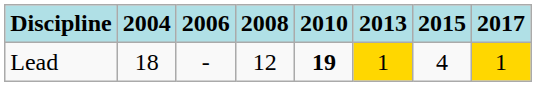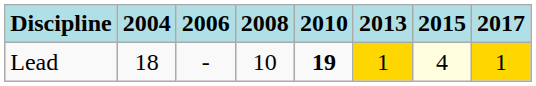(265, 61) 12 -> (265, 61) 10
(442, 61) no background -> (442, 61) lightyellow background
